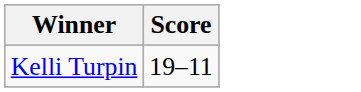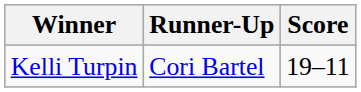+ column: (212, 24)
